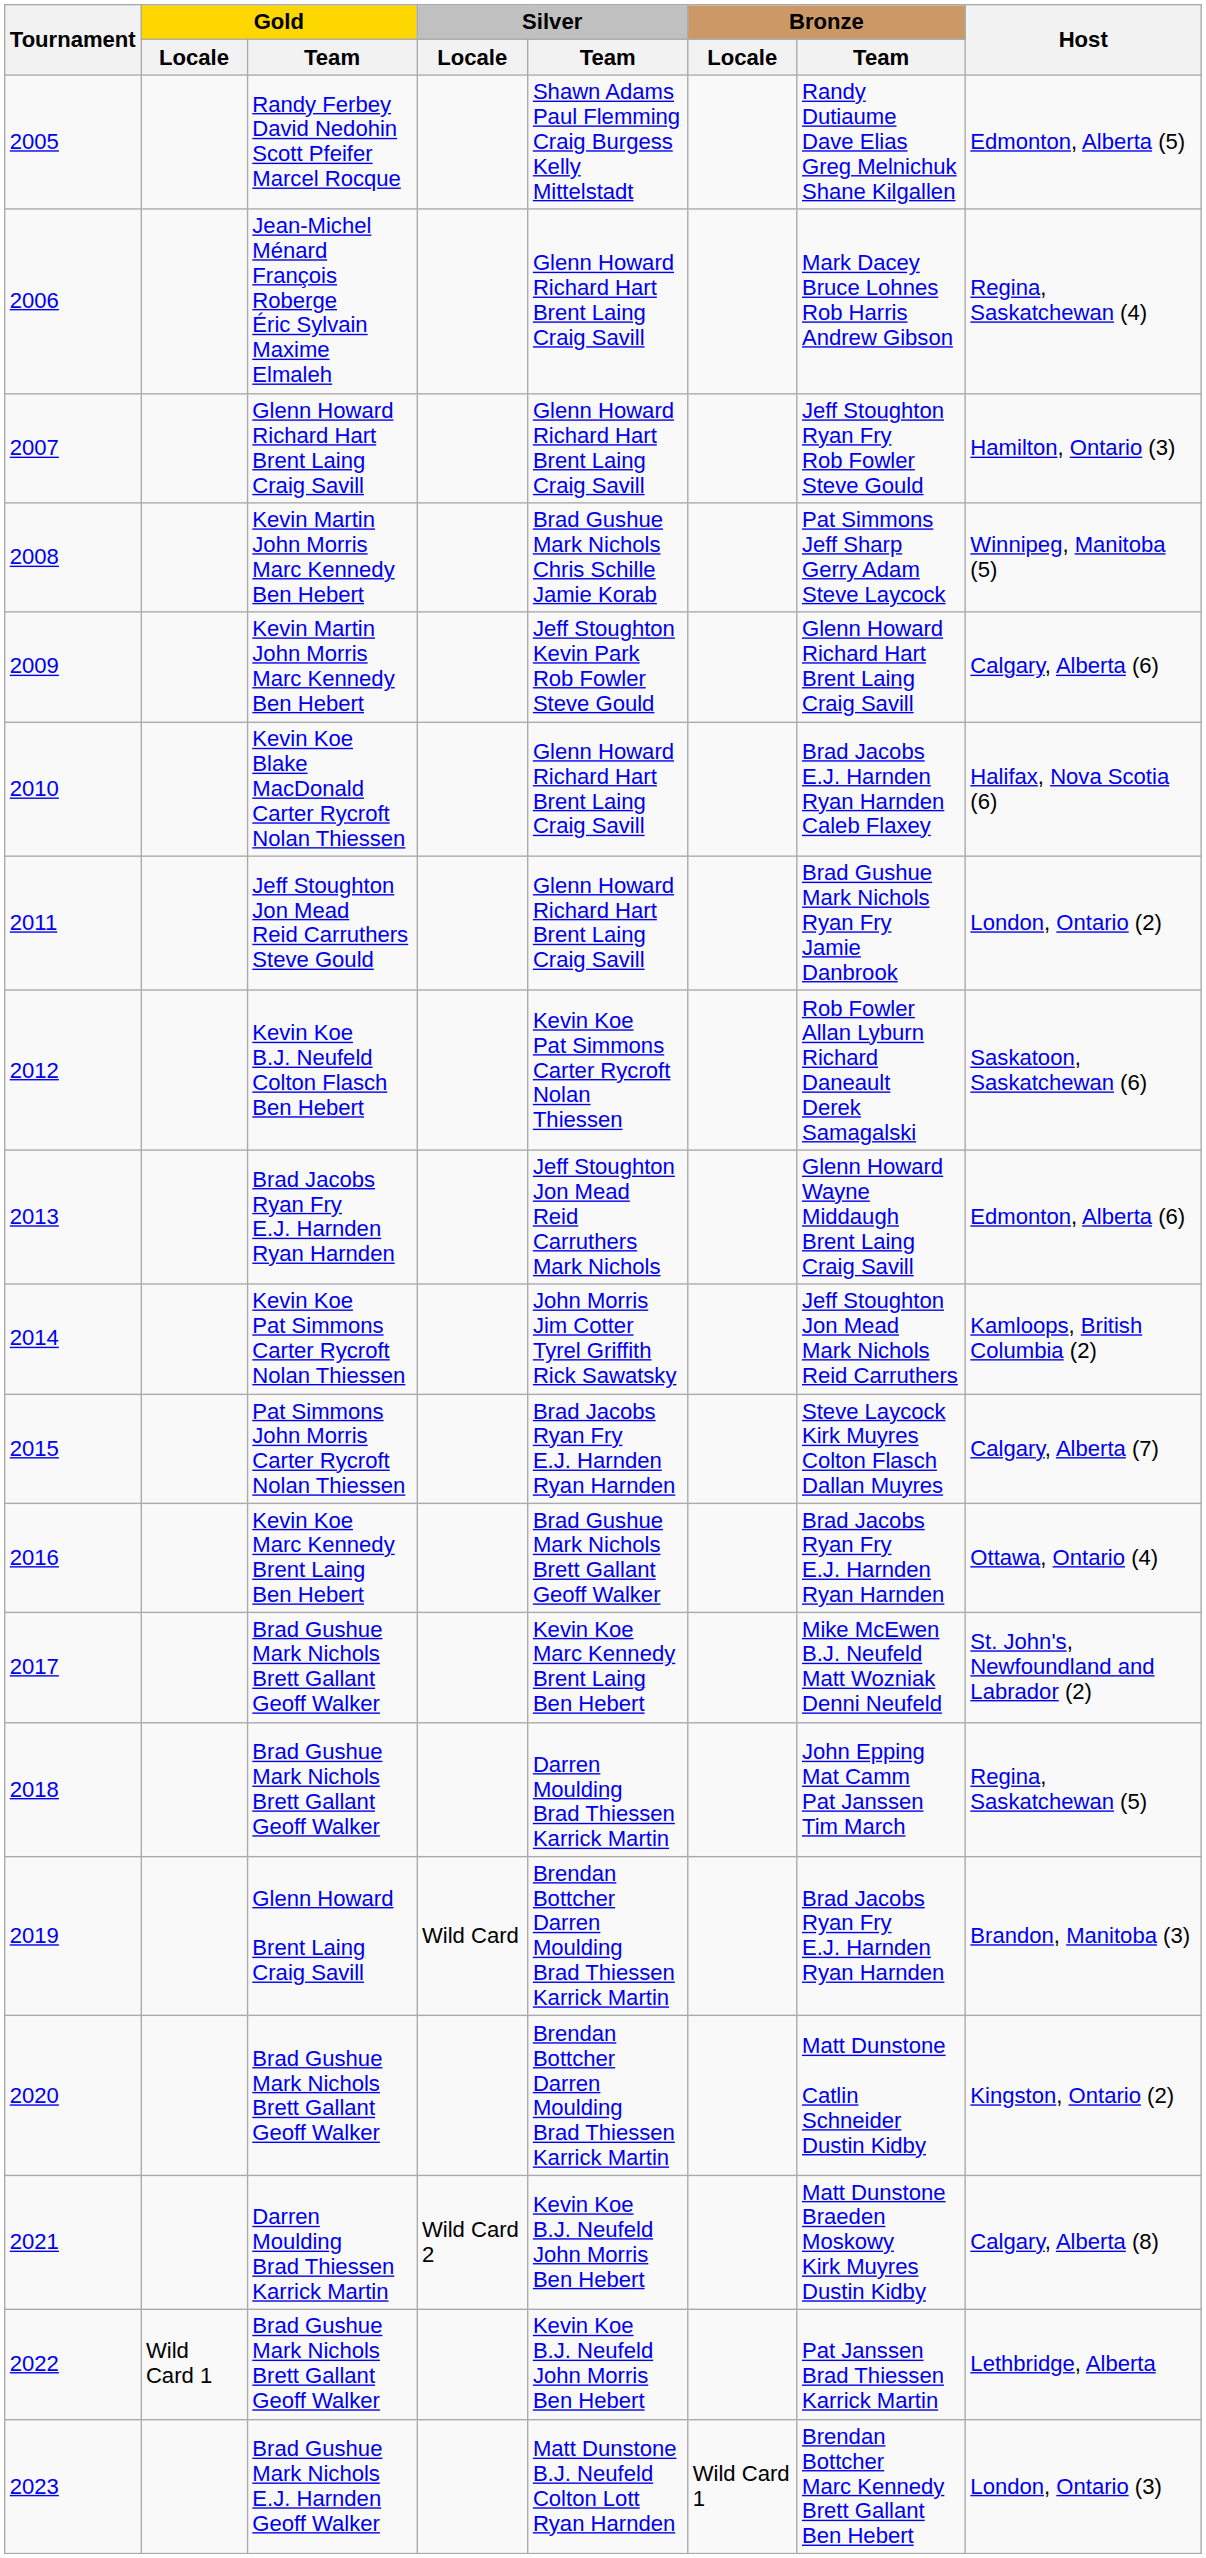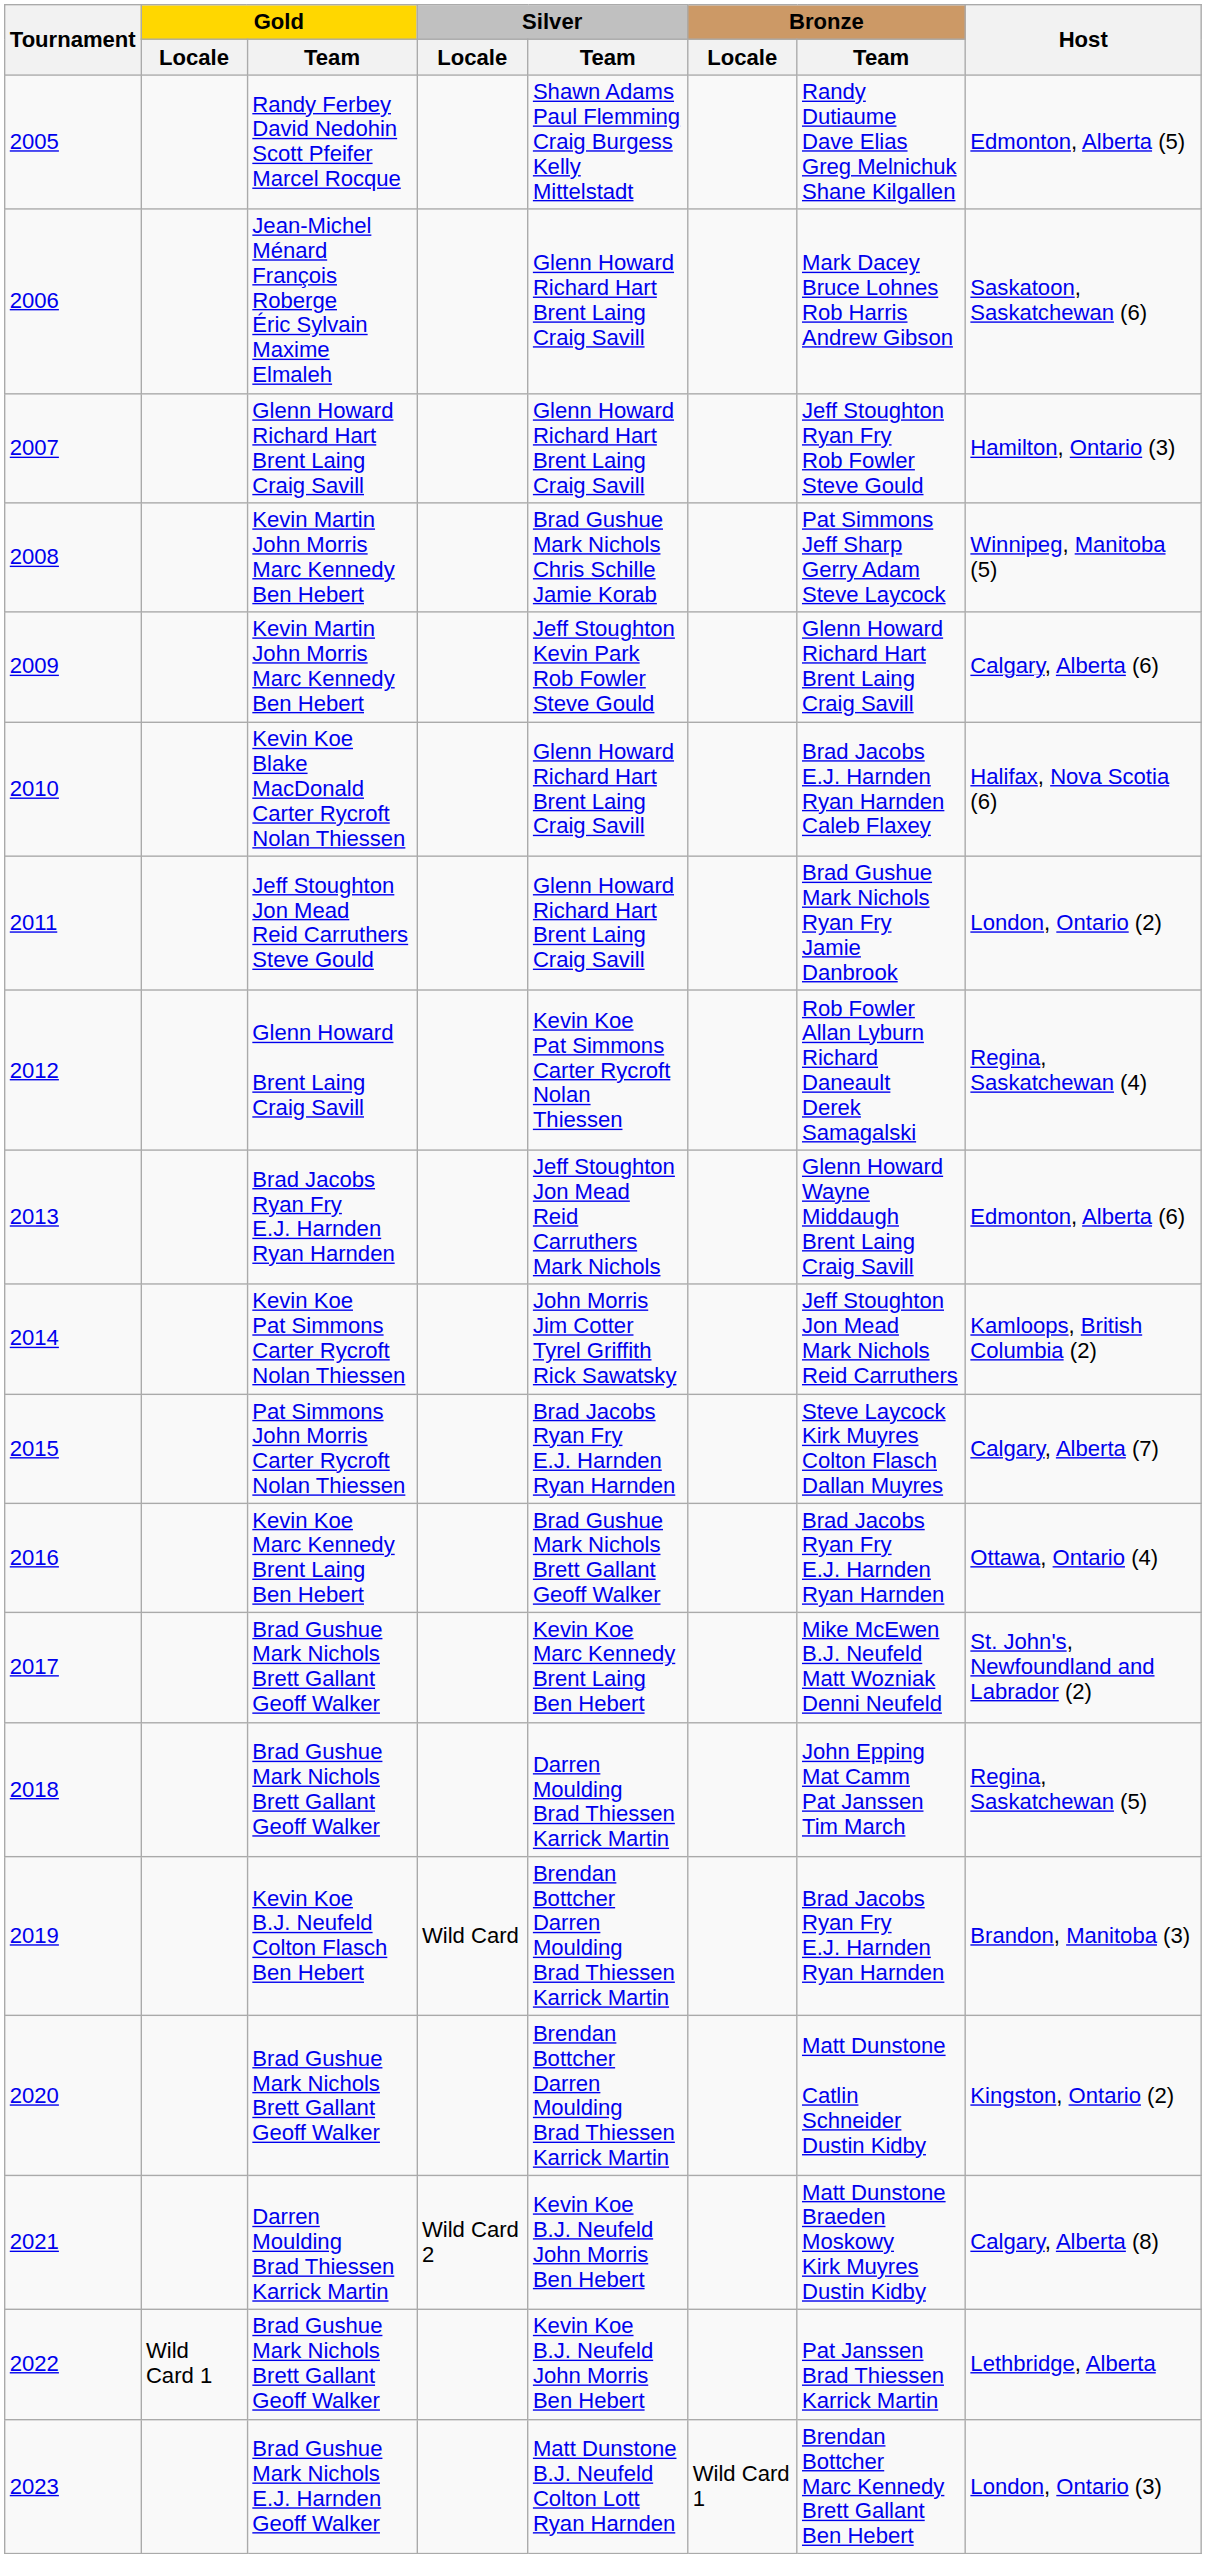(1059, 300) Regina, Saskatchewan (4) -> (1059, 300) Saskatoon, Saskatchewan (6)
(320, 1069) Kevin Koe B.J. Neufeld Colton Flasch Ben Hebert -> (323, 1069) Glenn Howard Brent Laing Craig Savill
(1059, 1069) Saskatoon, Saskatchewan (6) -> (1059, 1069) Regina, Saskatchewan (4)
(323, 1936) Glenn Howard Brent Laing Craig Savill -> (320, 1936) Kevin Koe B.J. Neufeld Colton Flasch Ben Hebert
